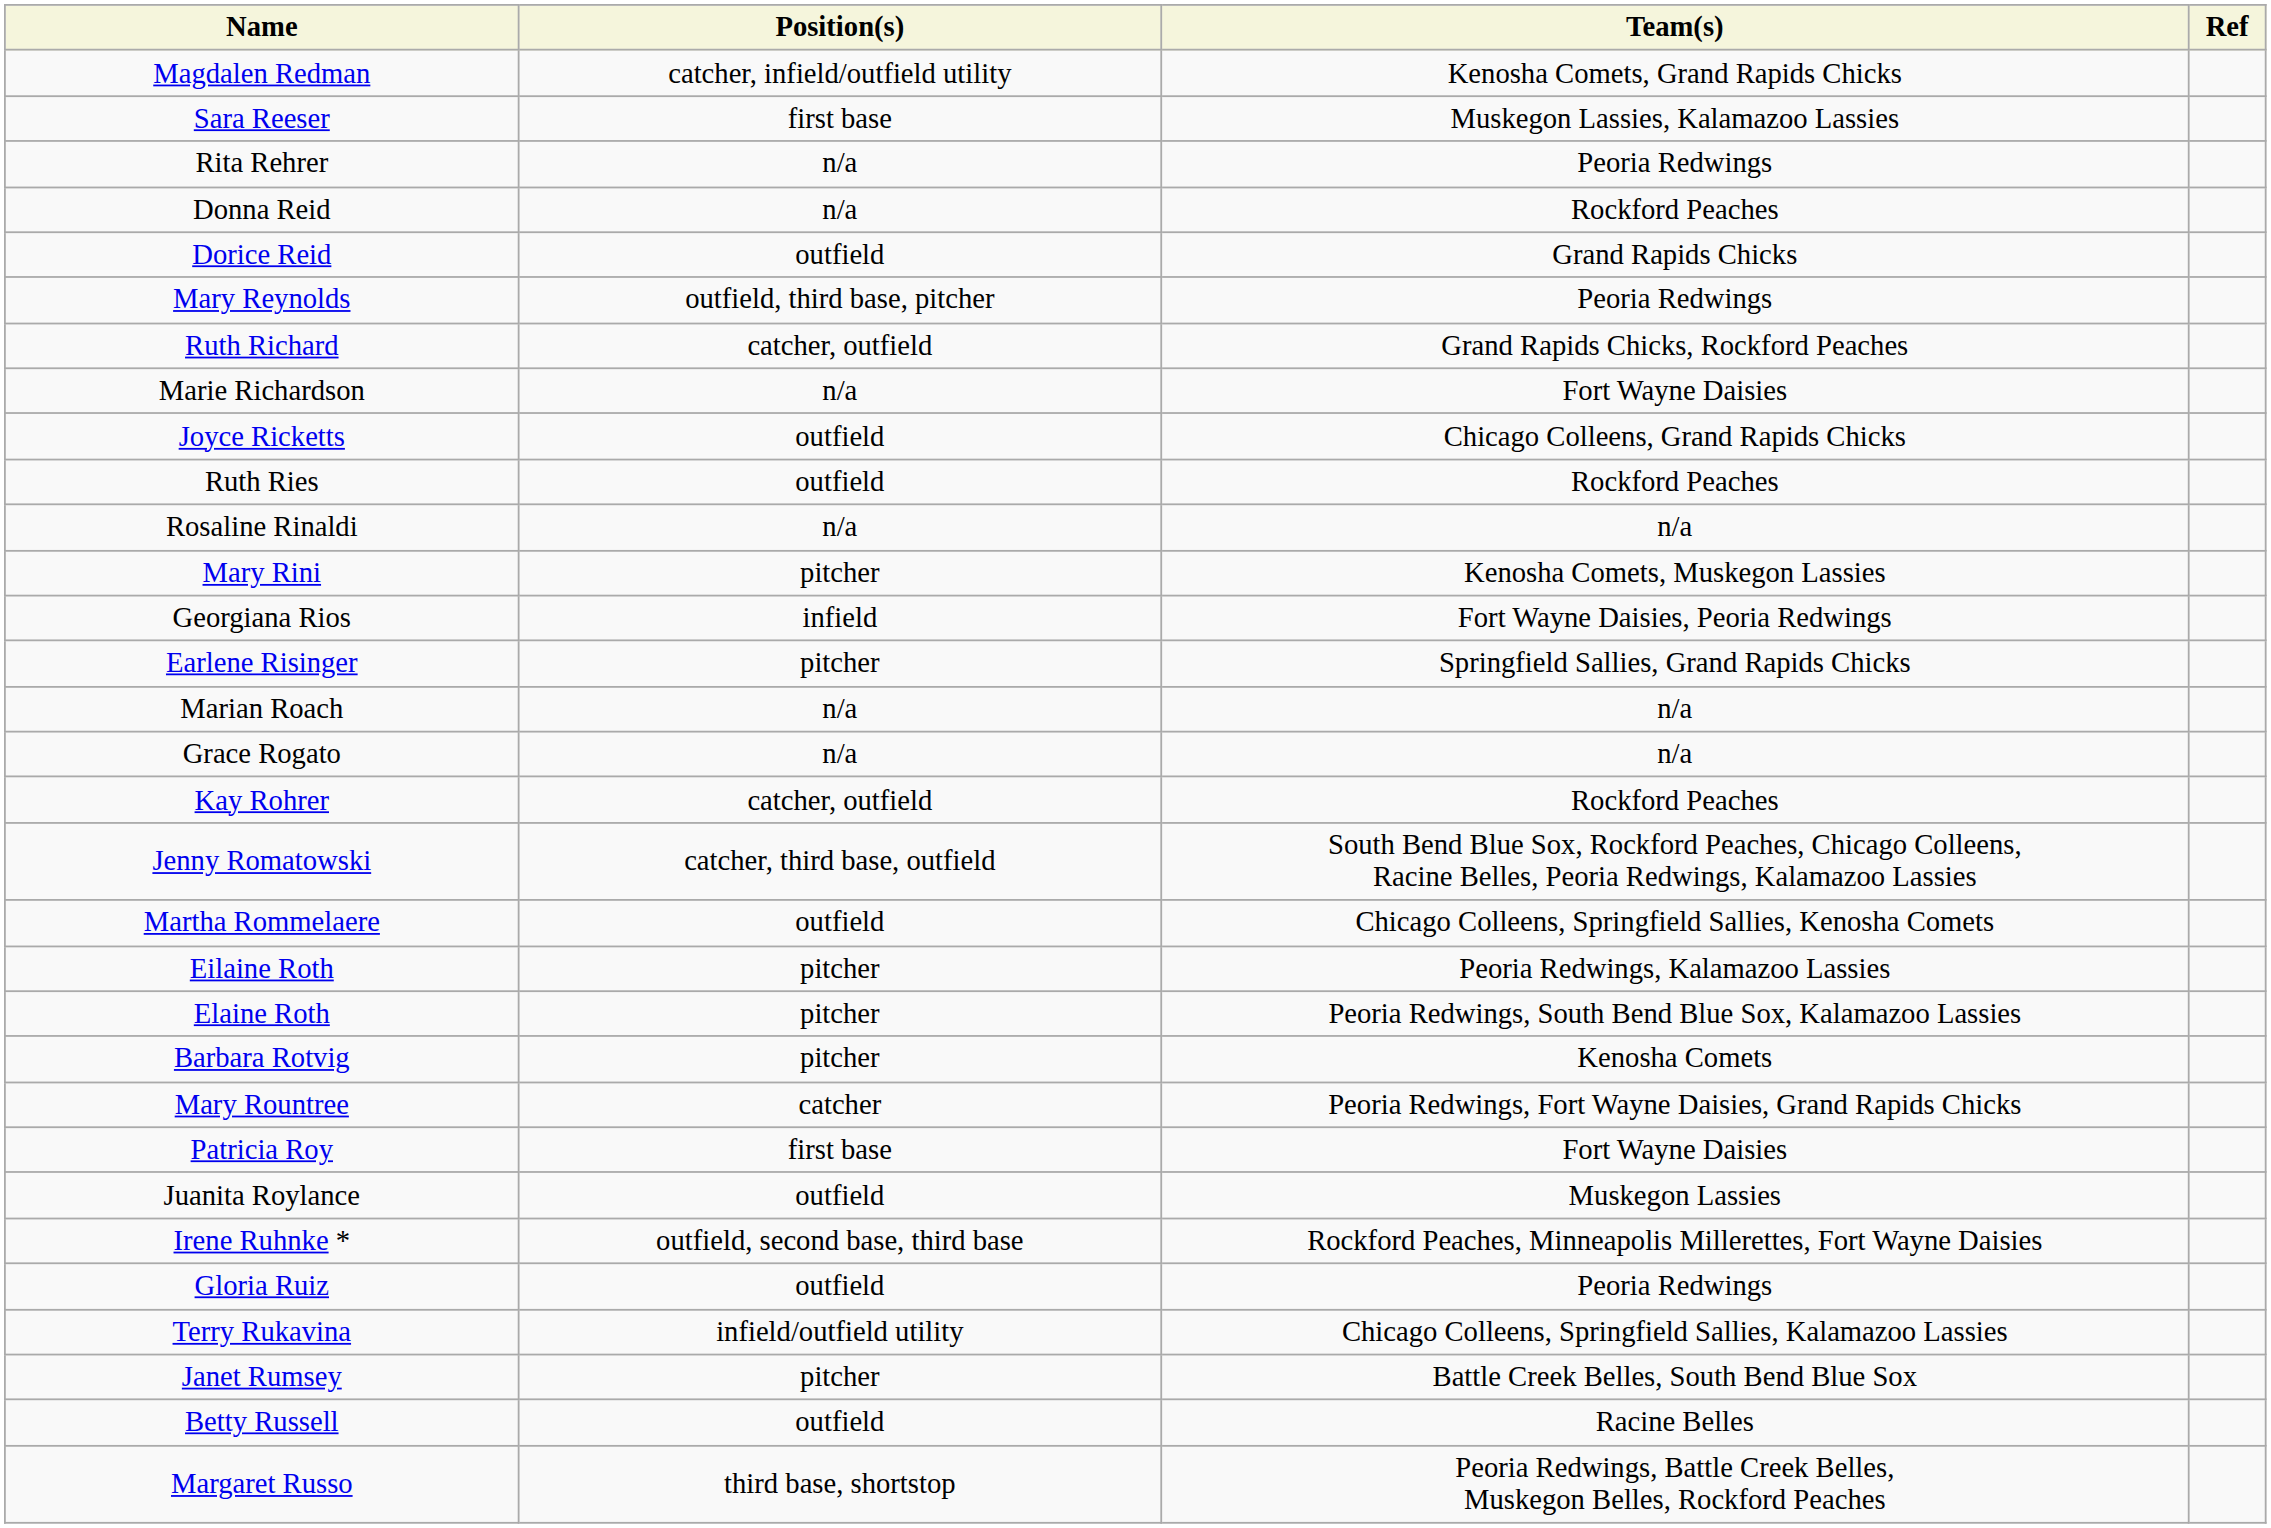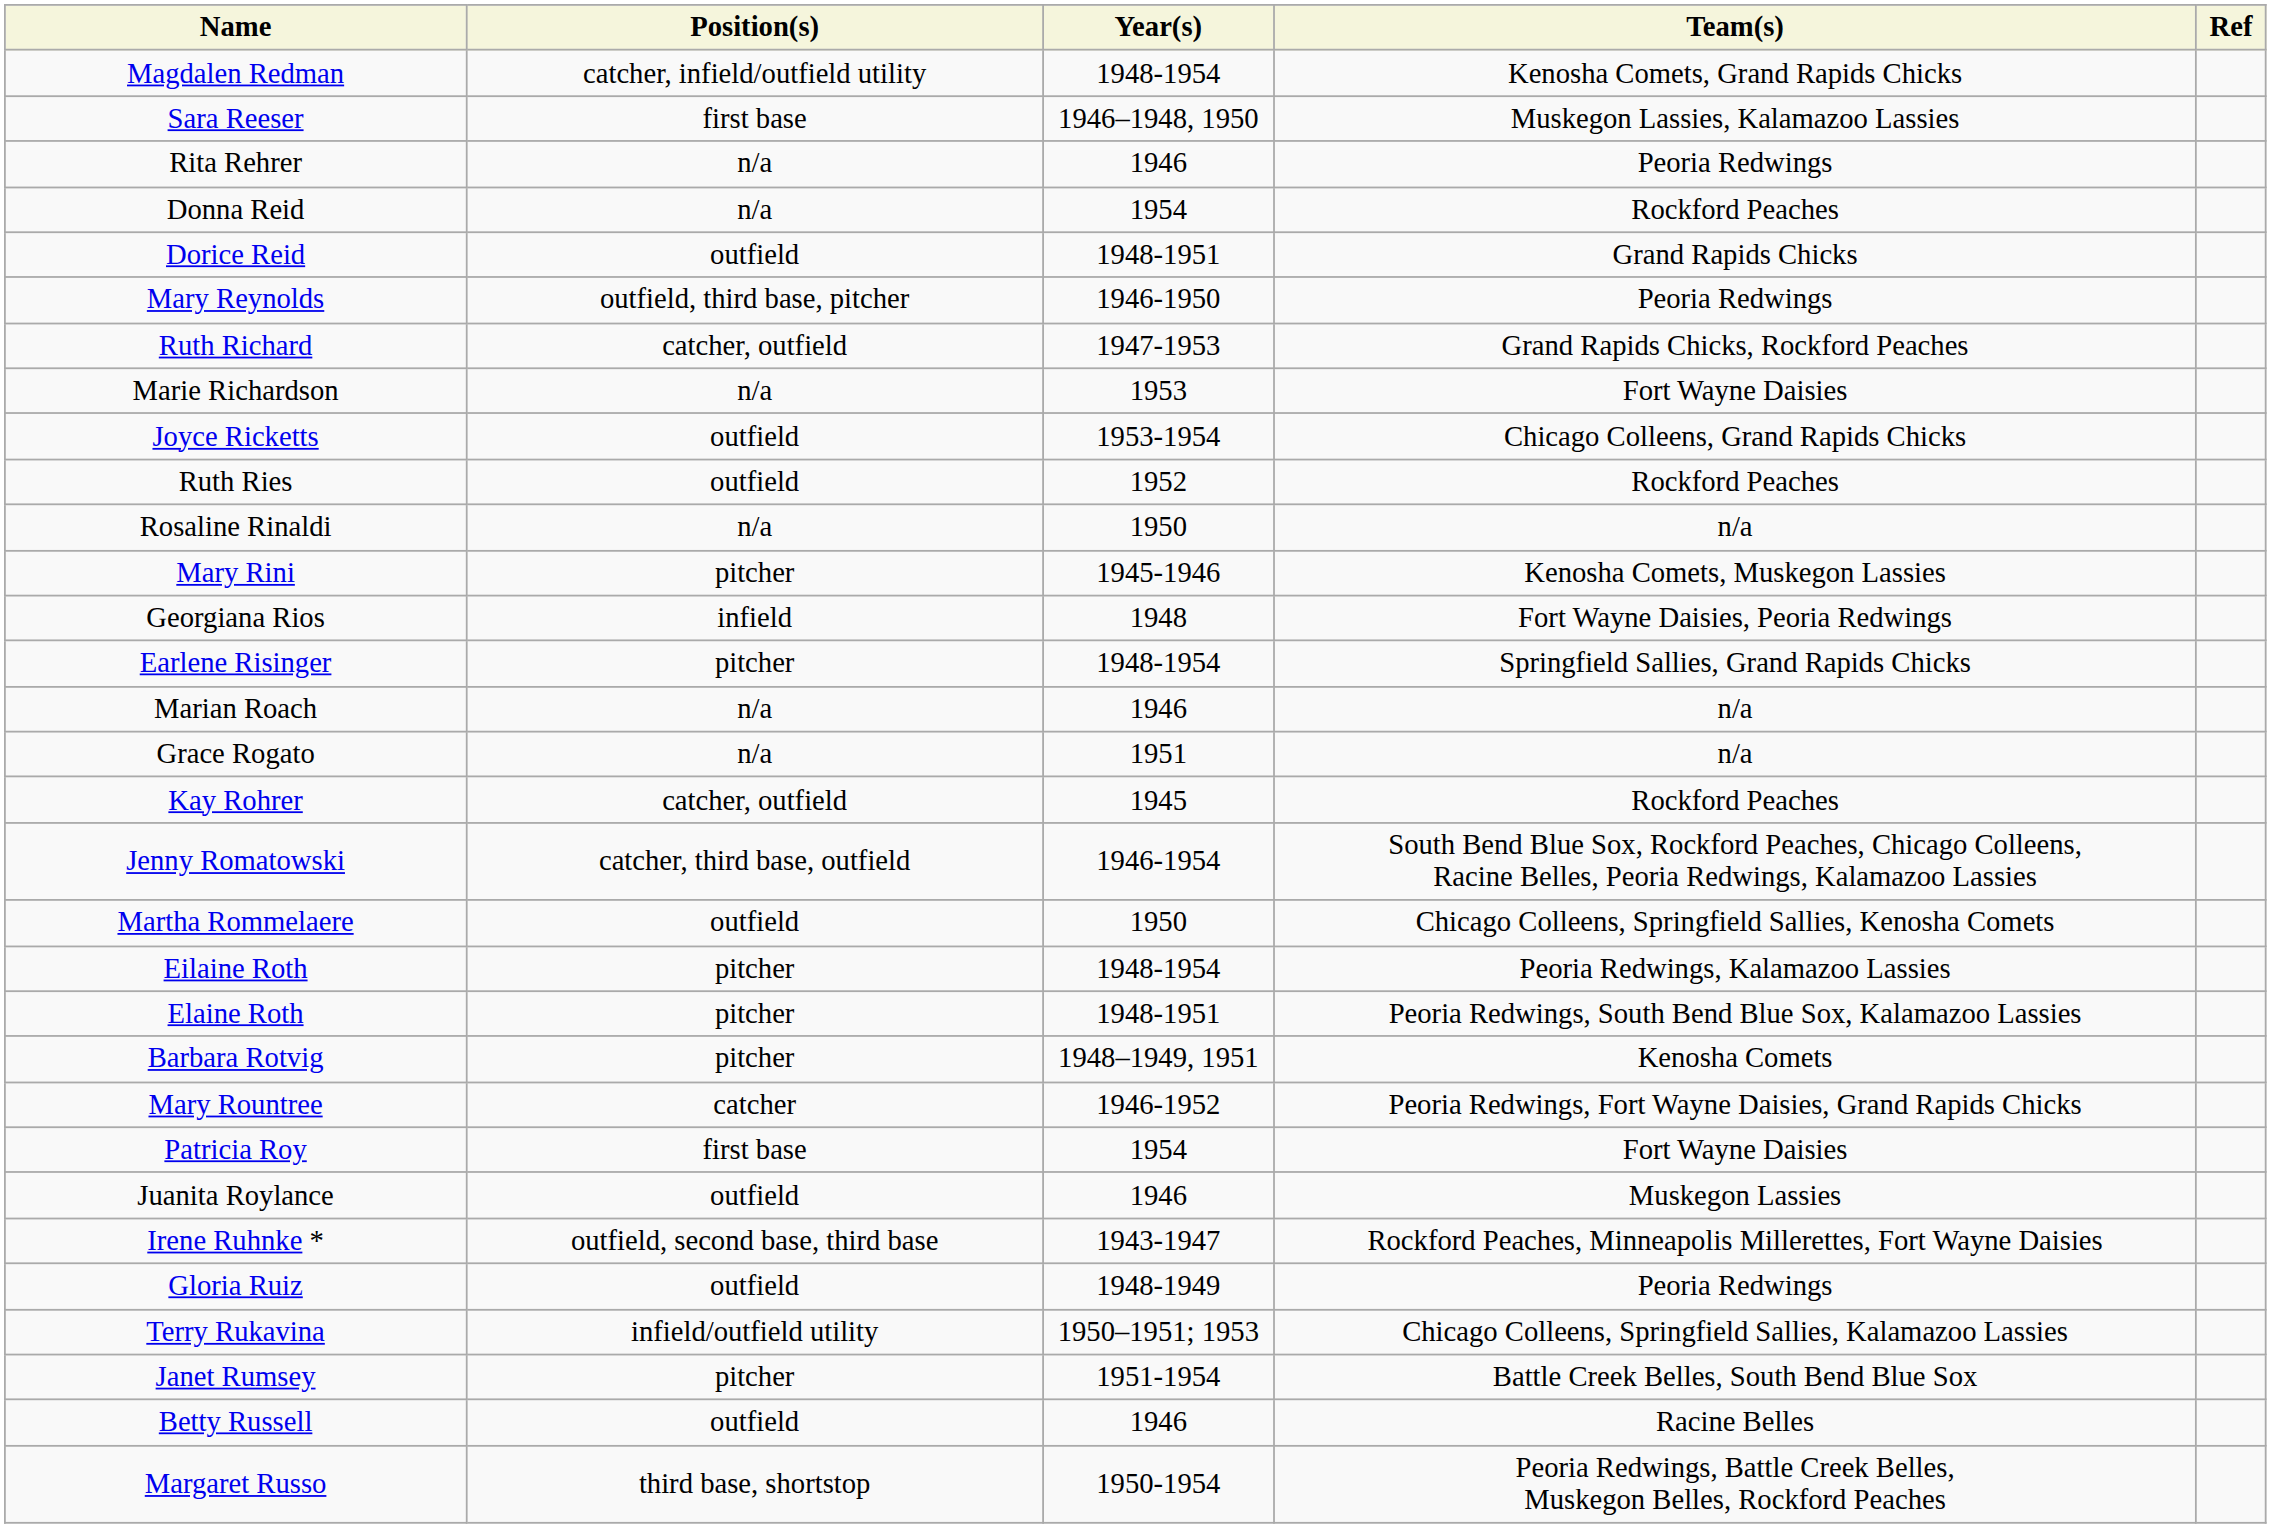+ column: (1158, 27)
